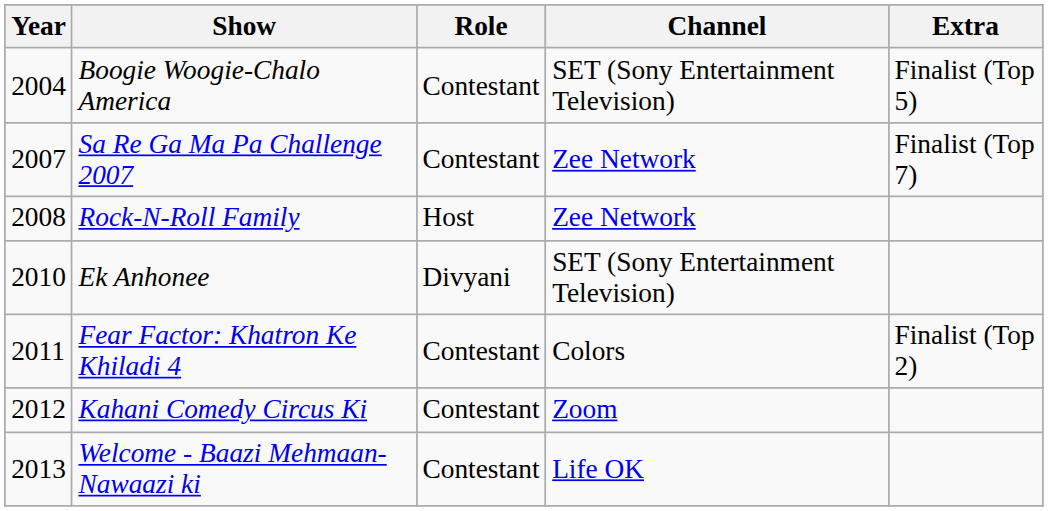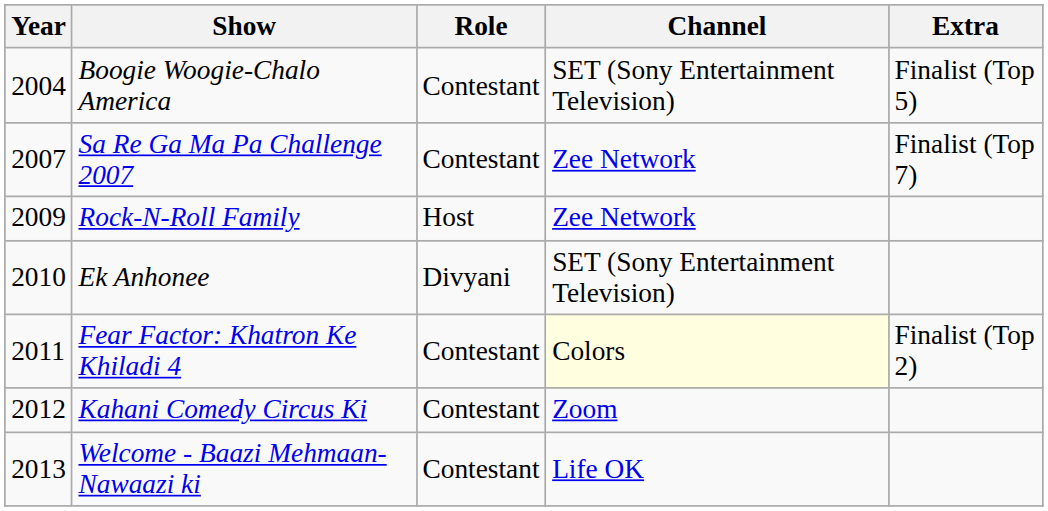(39, 217) 2008 -> (39, 217) 2009
(589, 350) no background -> (589, 350) lightyellow background
